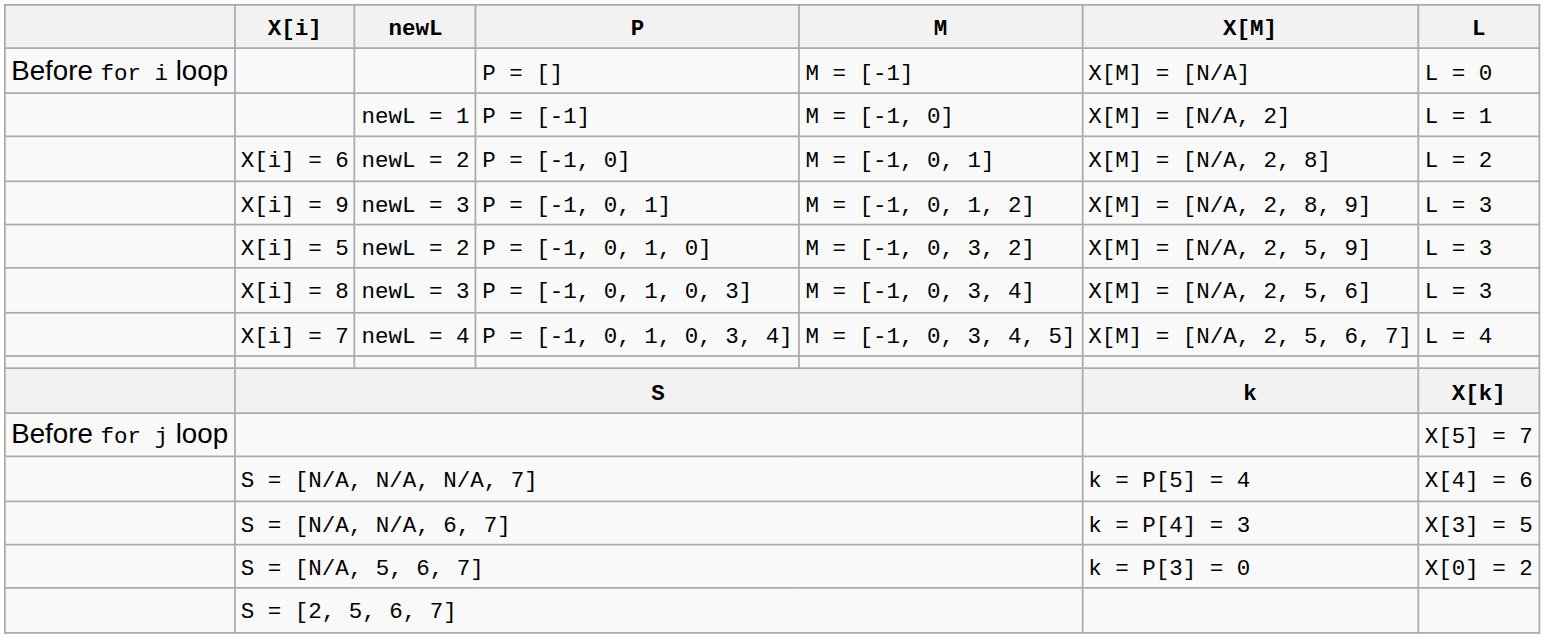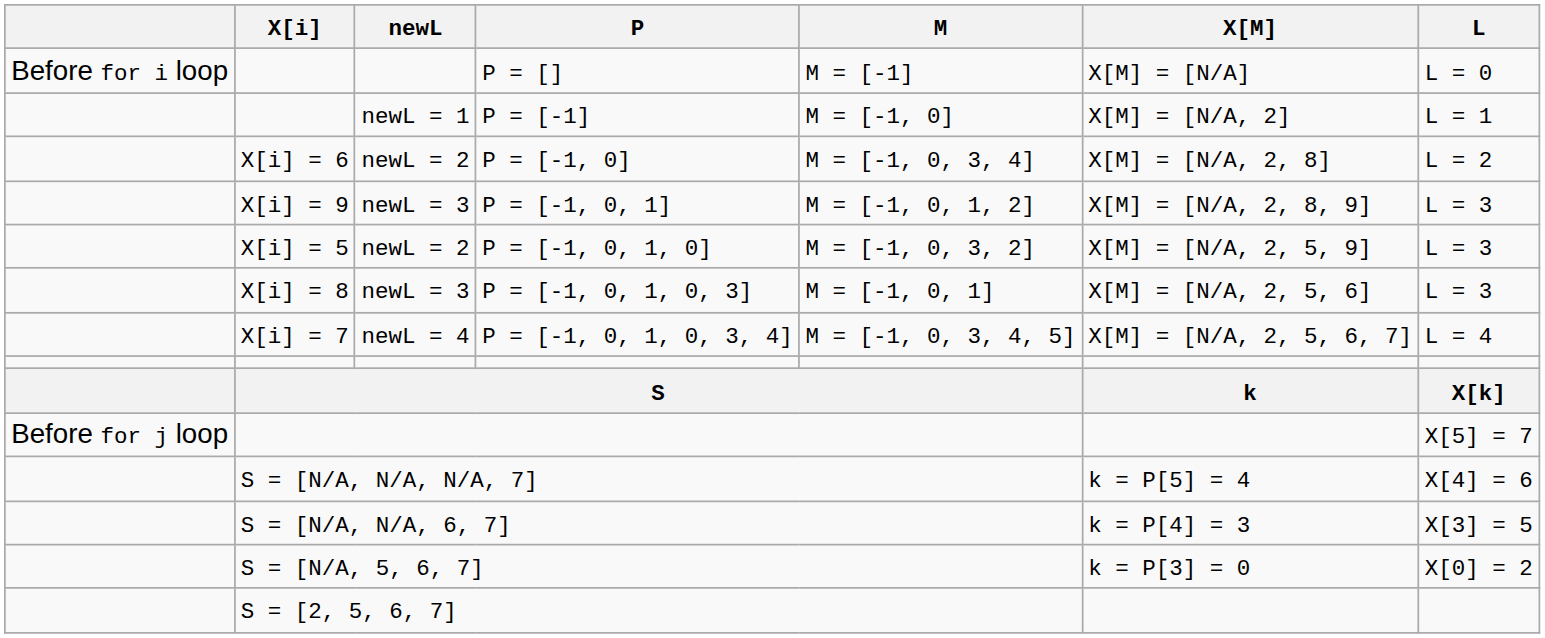(900, 161) M = [-1, 0, 1] -> (920, 161) M = [-1, 0, 3, 4]
(920, 293) M = [-1, 0, 3, 4] -> (900, 293) M = [-1, 0, 1]
